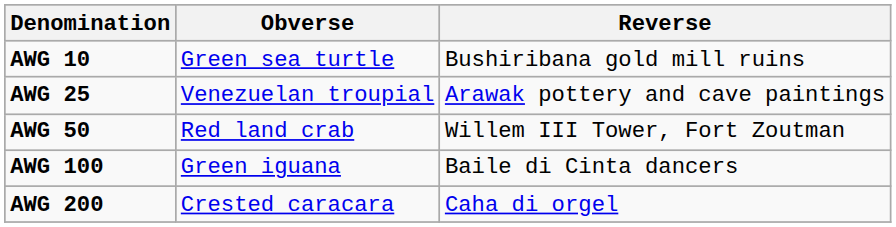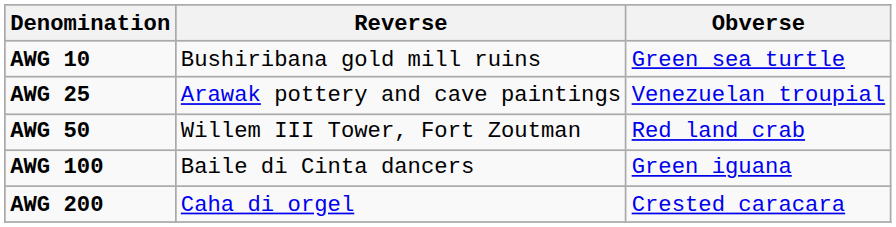columns swapped: (308, 23) <-> (665, 23)
